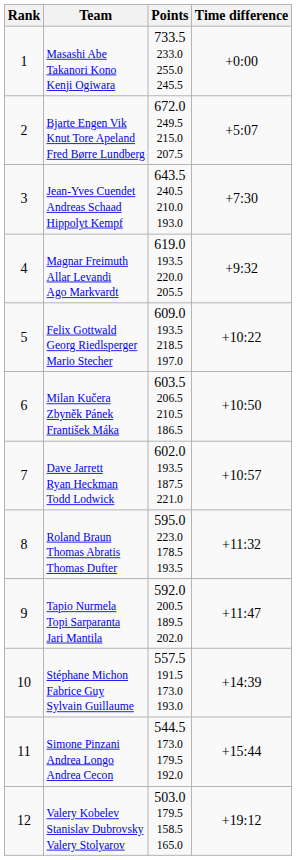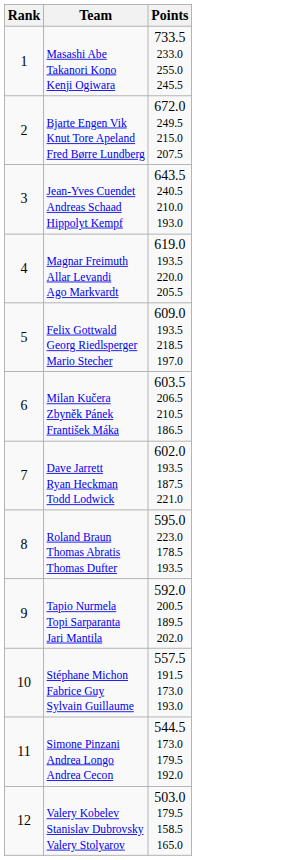- column: (242, 15)
